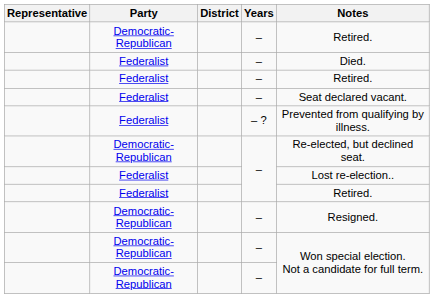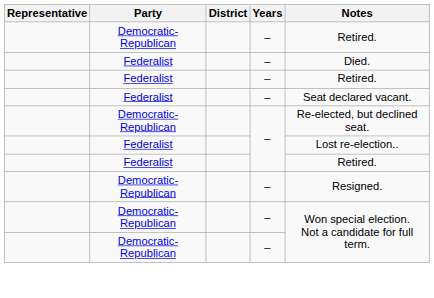- row: (144, 121)
